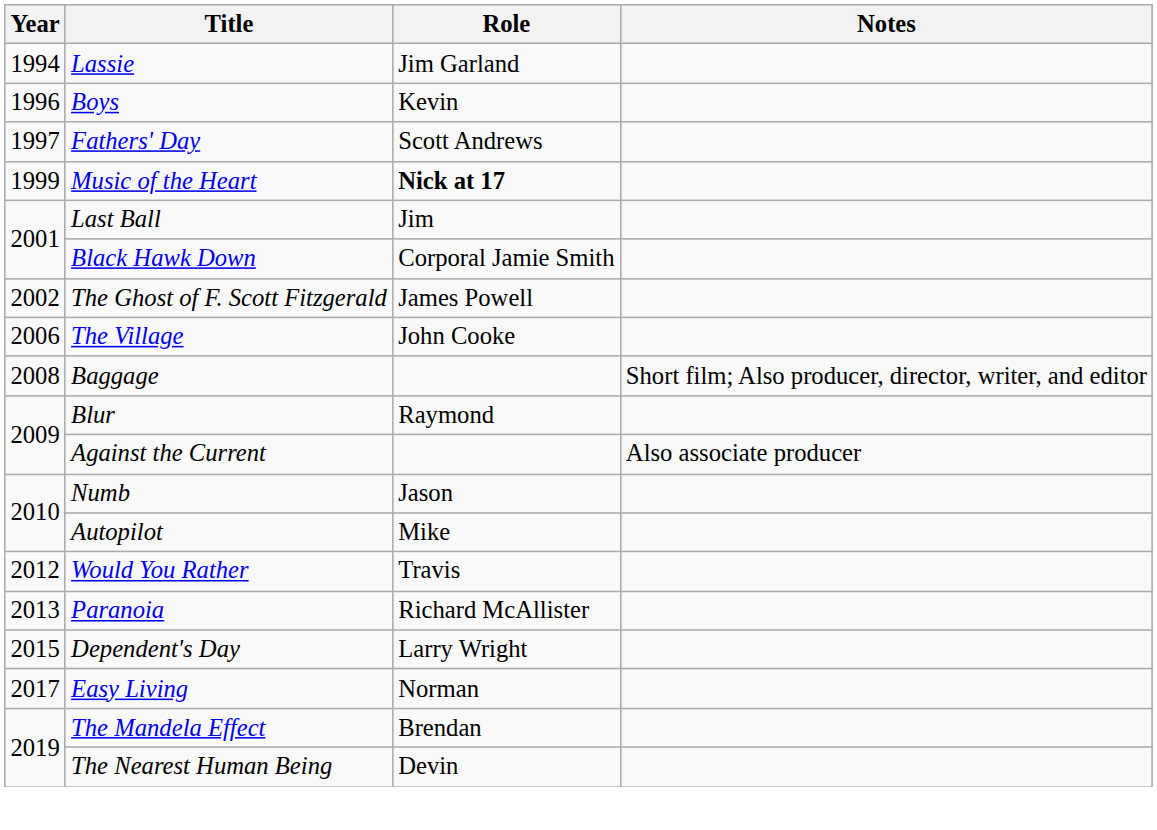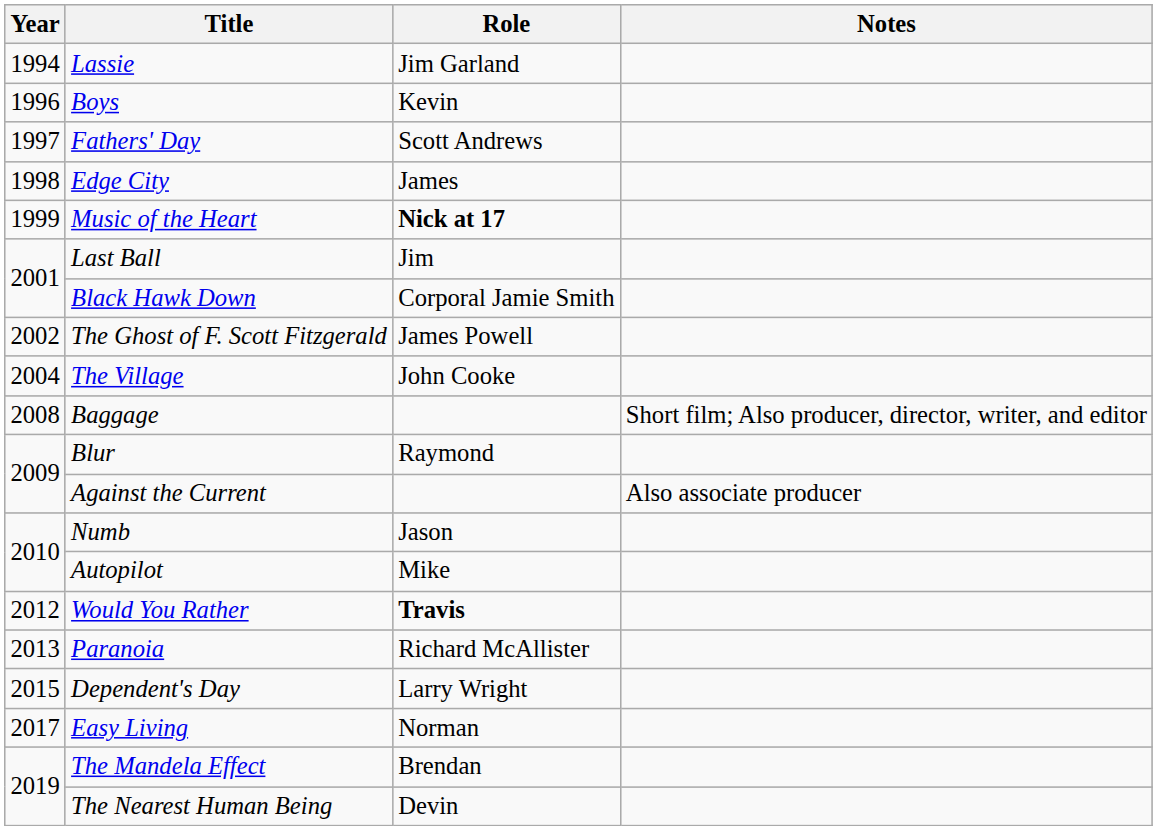+ row: (120, 180)
(35, 336) 2006 -> (35, 375) 2004
(429, 571) normal -> (432, 610) bold
